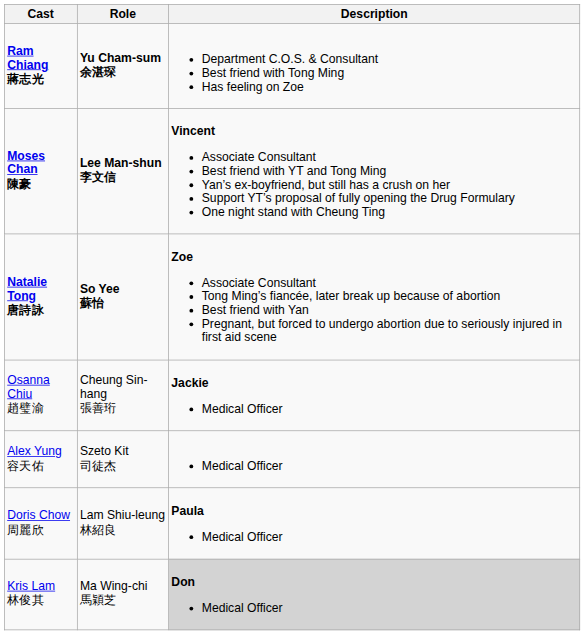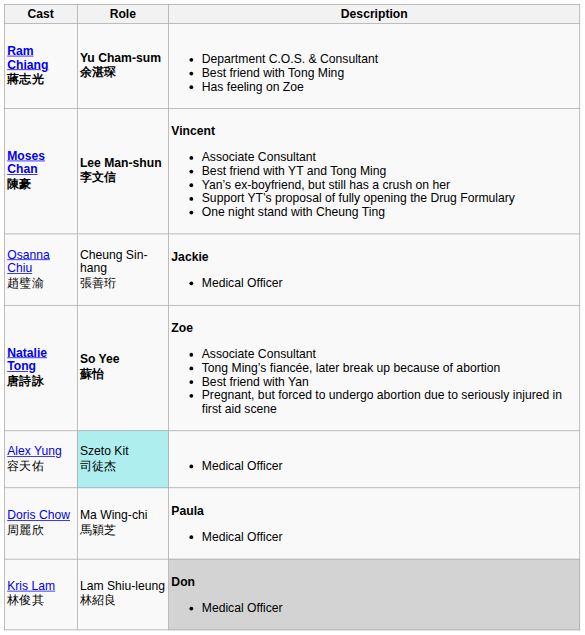rows swapped: (27, 296) <-> (28, 394)
(104, 458) no background -> (104, 458) paleturquoise background
(122, 522) Lam Shiu-leung 林紹良 -> (114, 522) Ma Wing-chi 馬穎芝
(114, 593) Ma Wing-chi 馬穎芝 -> (122, 593) Lam Shiu-leung 林紹良
